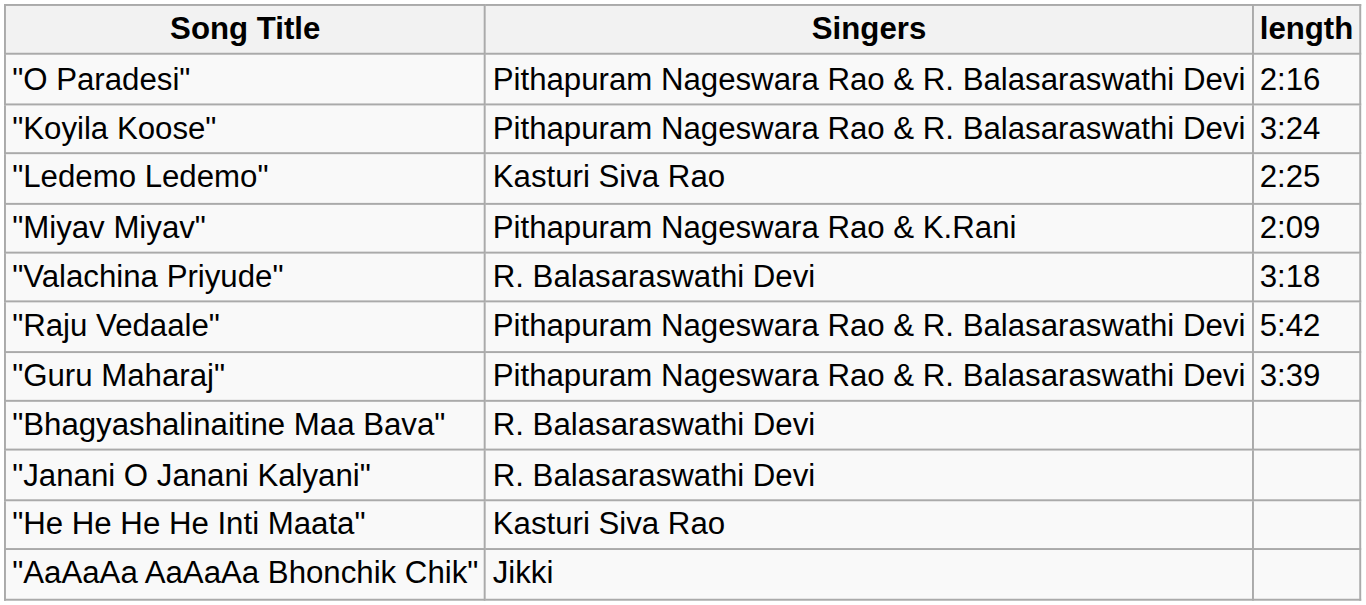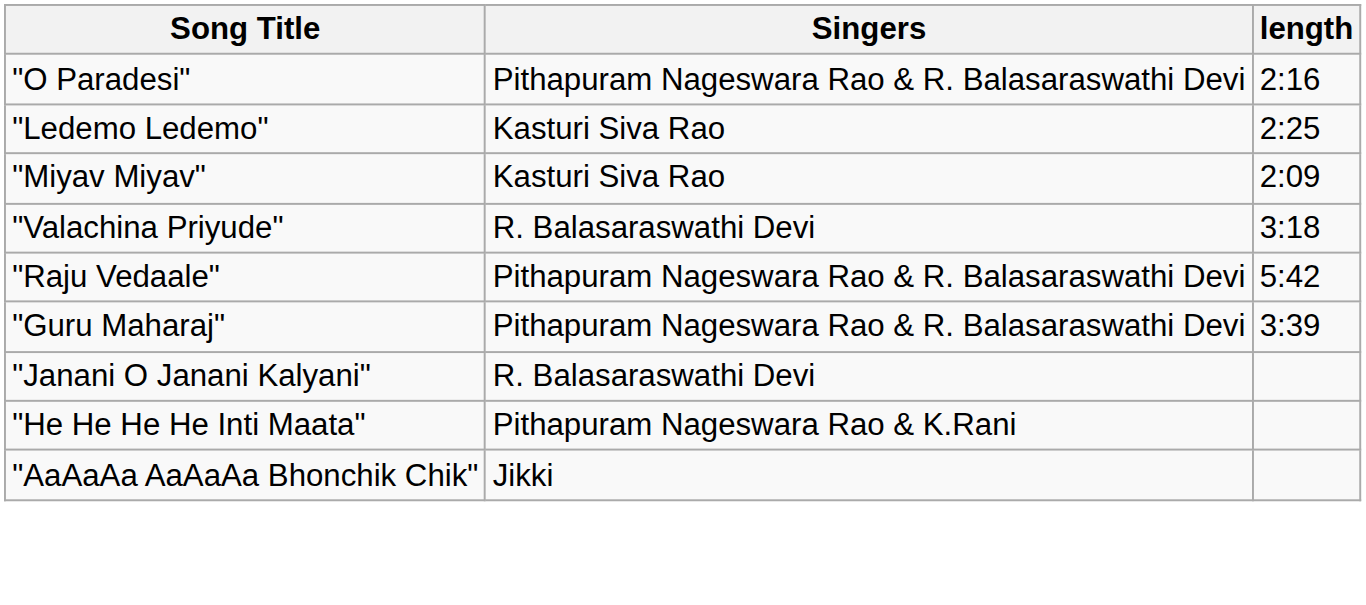- row: (114, 128)
(755, 227) Pithapuram Nageswara Rao & K.Rani -> (609, 177) Kasturi Siva Rao
- row: (229, 425)
(609, 524) Kasturi Siva Rao -> (755, 425) Pithapuram Nageswara Rao & K.Rani
